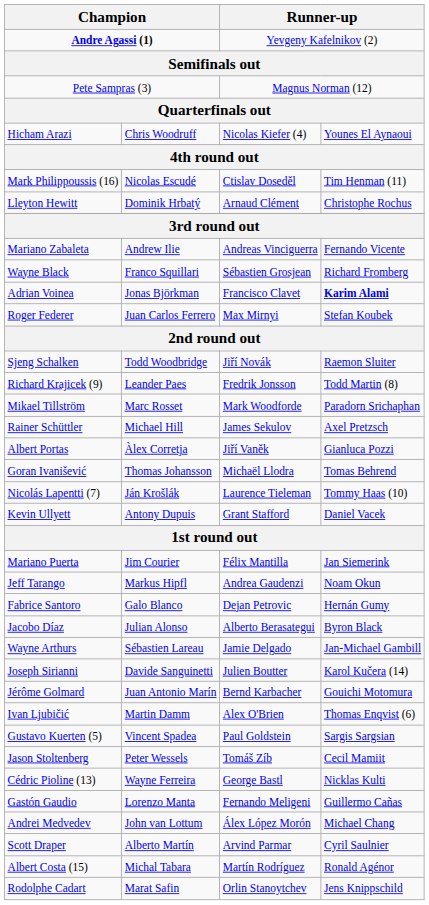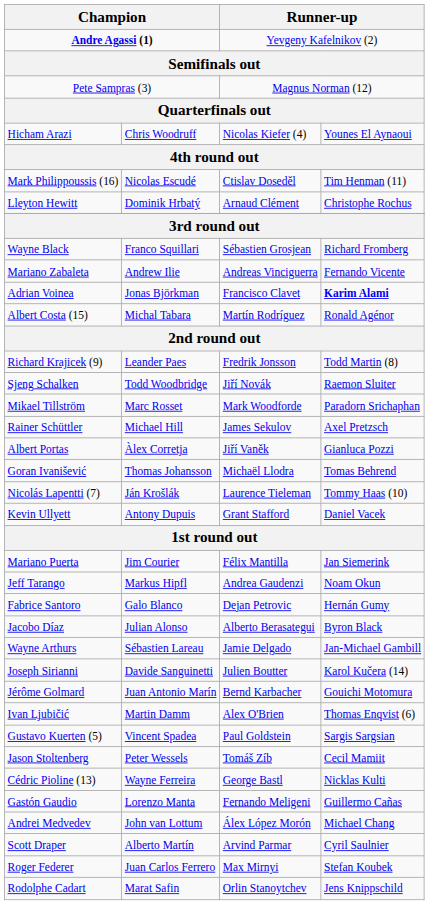rows swapped: (48, 250) <-> (38, 272)
rows swapped: (41, 315) <-> (48, 867)
rows swapped: (43, 362) <-> (55, 384)
